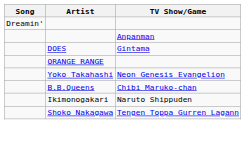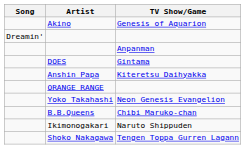+ row: (59, 23)
+ row: (73, 74)
